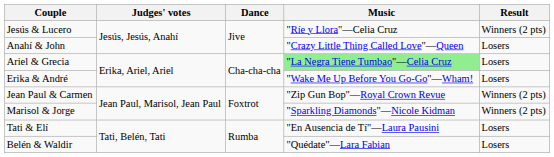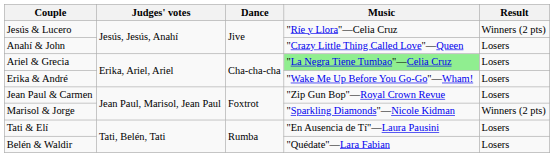(514, 95) Winners (2 pts) -> (495, 95) Losers
